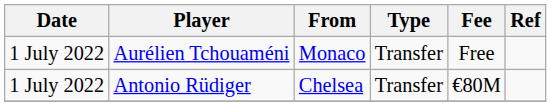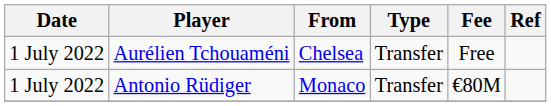(332, 52) Monaco -> (331, 52) Chelsea
(331, 85) Chelsea -> (332, 85) Monaco
